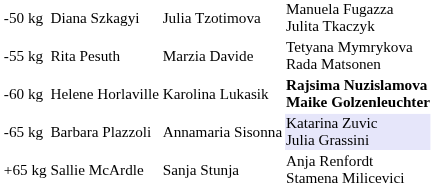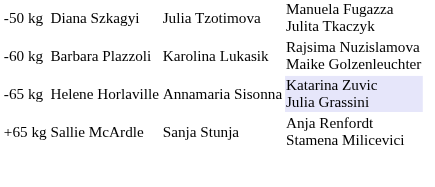- row: (23, 55)
(105, 93) Helene Horlaville -> (101, 55) Barbara Plazzoli
(358, 93) bold -> (354, 55) normal
(101, 131) Barbara Plazzoli -> (105, 93) Helene Horlaville
